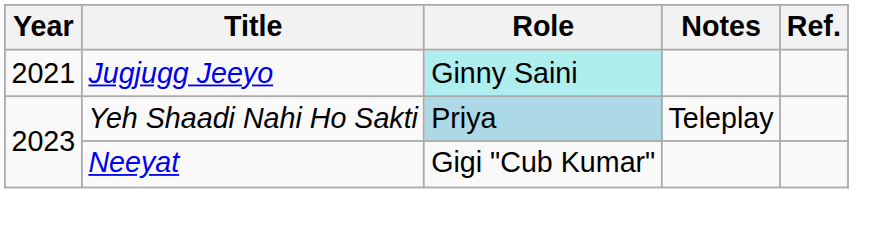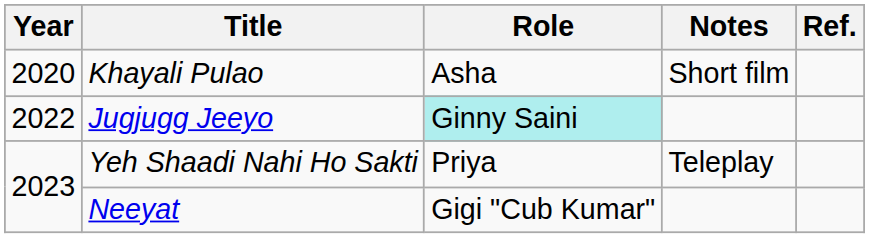+ row: (176, 72)
(43, 72) 2021 -> (43, 118) 2022
(464, 118) lightblue background -> (464, 163) no background
